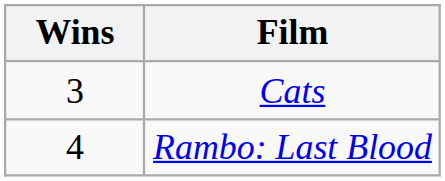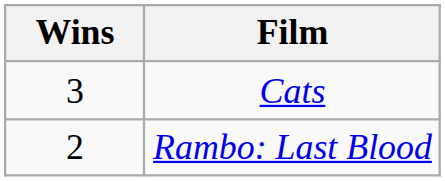(75, 146) 4 -> (75, 146) 2
